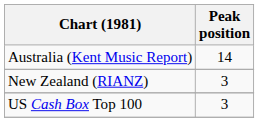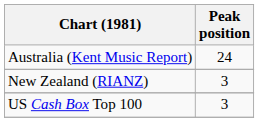(225, 57) 14 -> (225, 57) 24
